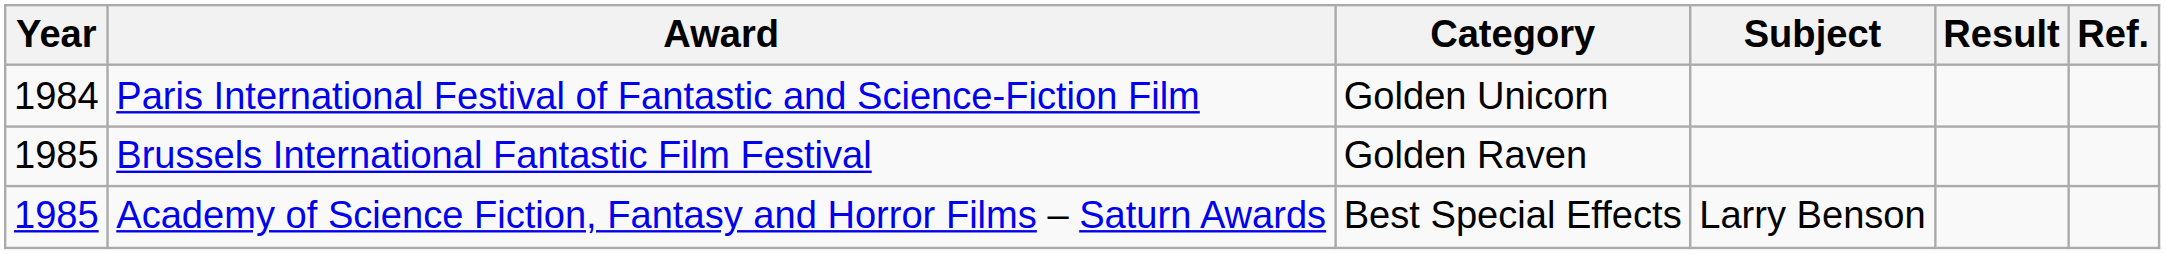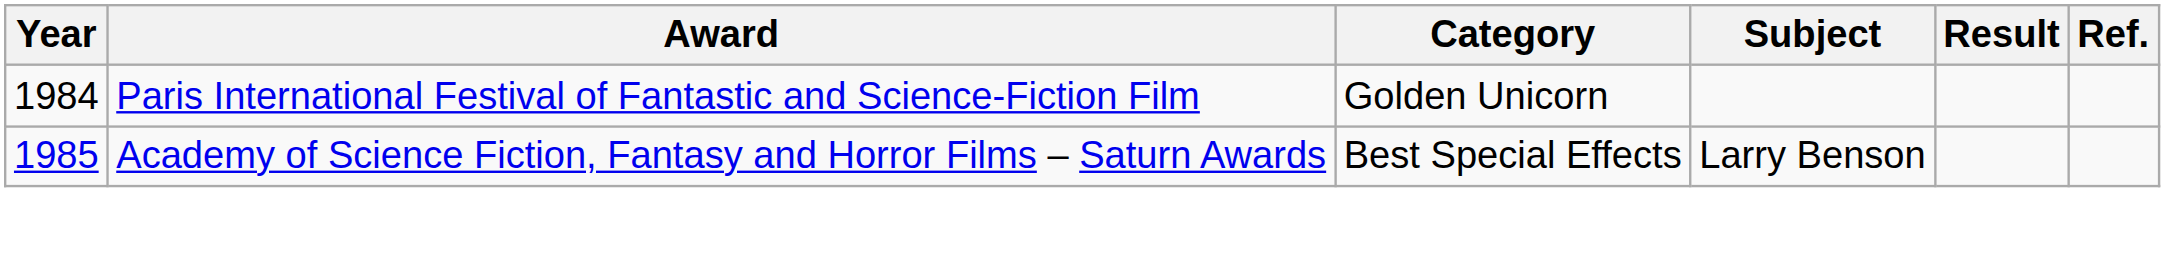- row: (494, 155)
